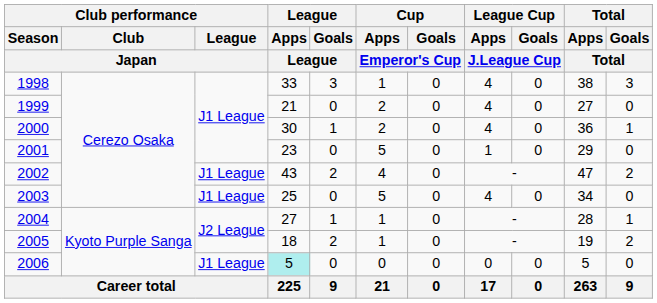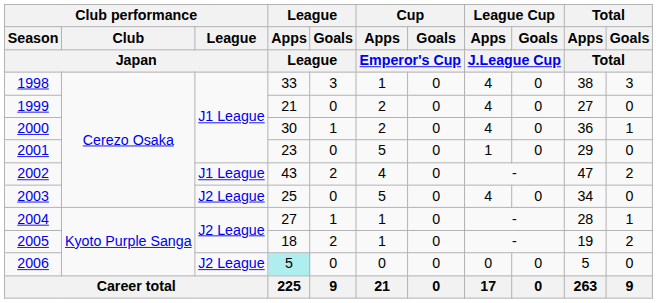(231, 196) J1 League -> (231, 196) J2 League
(231, 264) J1 League -> (231, 264) J2 League
